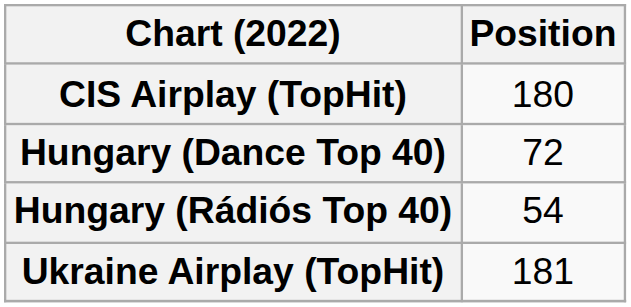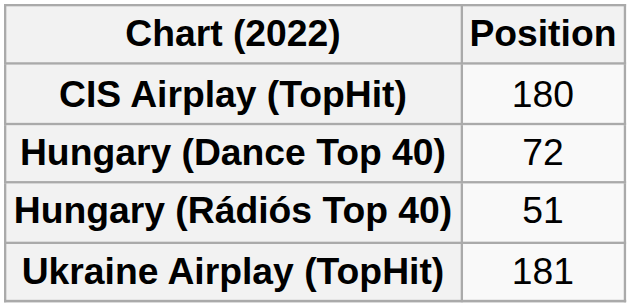(543, 211) 54 -> (543, 211) 51
